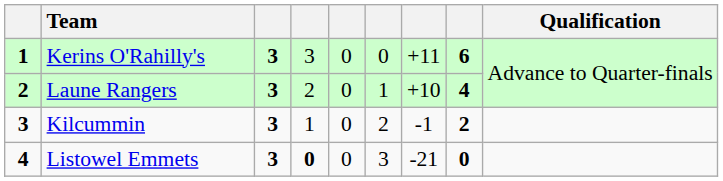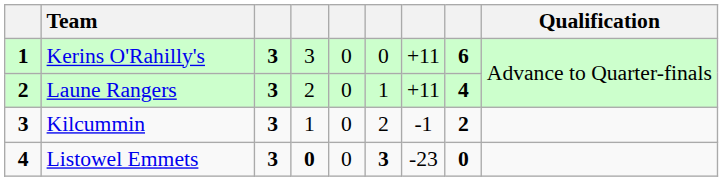(424, 90) +10 -> (423, 90) +11
(383, 158) normal -> (383, 158) bold
(424, 158) -21 -> (423, 158) -23
